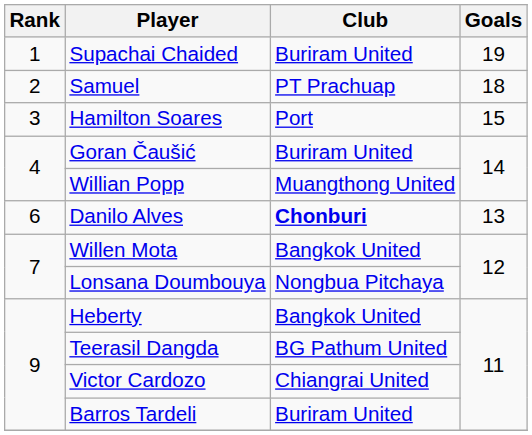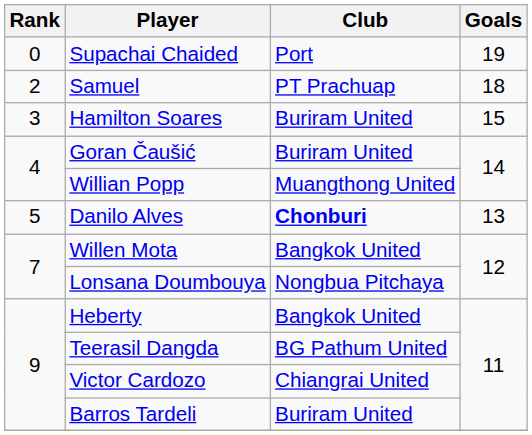(35, 53) 1 -> (35, 53) 0
(344, 53) Buriram United -> (294, 53) Port
(294, 119) Port -> (344, 119) Buriram United
(35, 217) 6 -> (35, 217) 5
